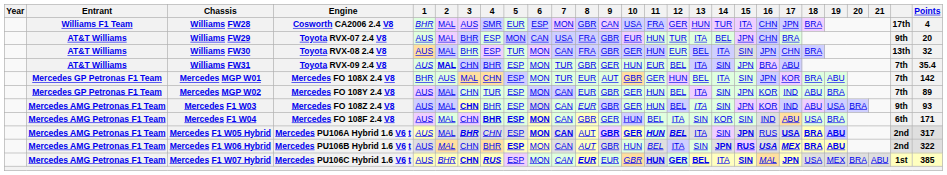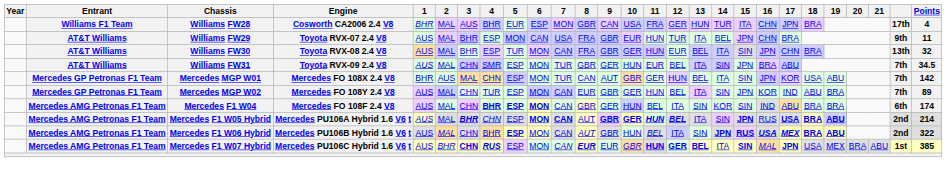(492, 24) SMR -> (492, 24) BHR
(927, 38) 20 -> (927, 38) 11
(447, 65) bold -> (446, 65) normal
(492, 65) BHR -> (492, 65) SMR
(927, 65) 35.4 -> (927, 65) 34.5
(587, 78) EUR -> (587, 78) CAN
(813, 78) BRA -> (813, 78) USA
- row: (220, 105)
(813, 119) USA -> (813, 105) BRA
(927, 119) 171 -> (927, 105) 174
(927, 132) 317 -> (927, 119) 214
